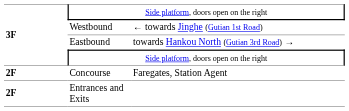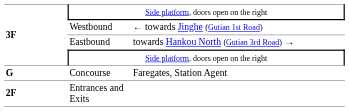(11, 73) 2F -> (10, 73) G
